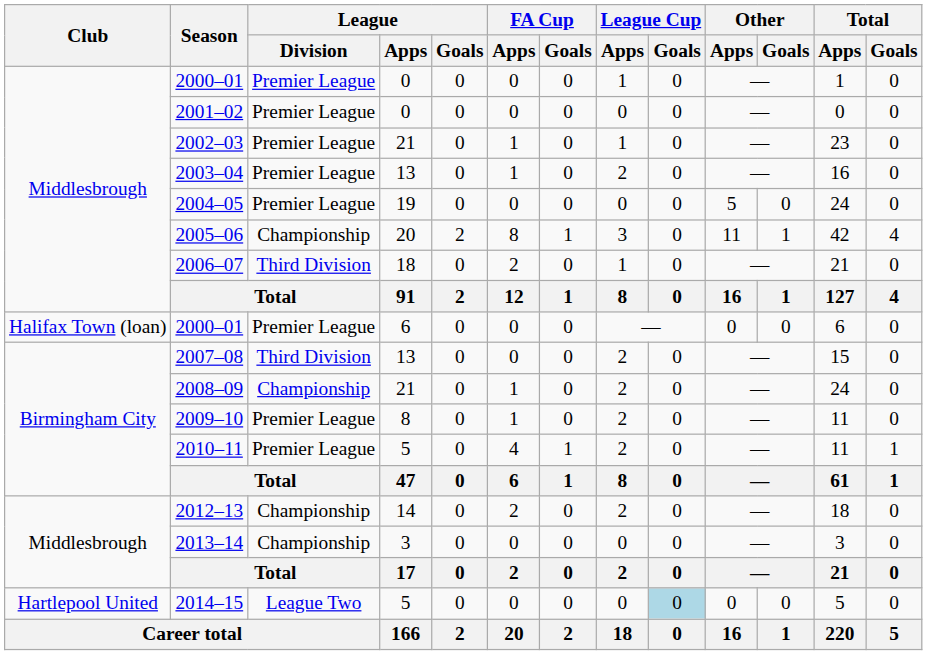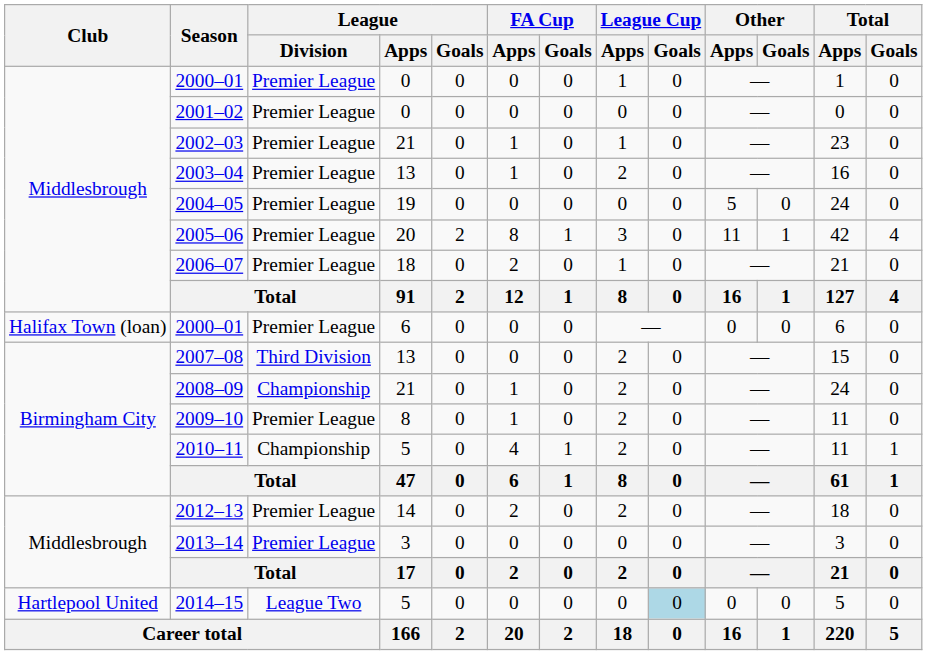(314, 234) Championship -> (314, 234) Premier League
(314, 265) Third Division -> (314, 265) Premier League
(314, 449) Premier League -> (314, 449) Championship
(314, 511) Championship -> (314, 511) Premier League
(314, 541) Championship -> (314, 541) Premier League
